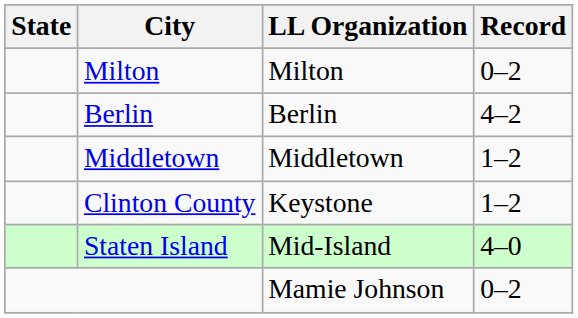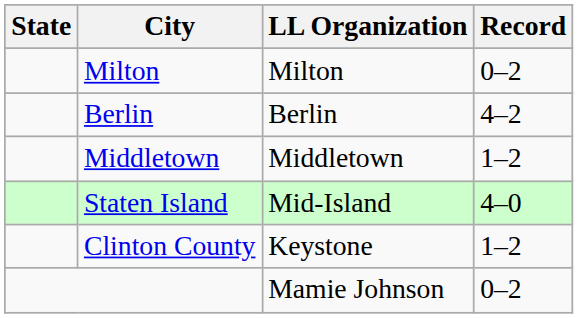rows swapped: (156, 245) <-> (170, 202)
